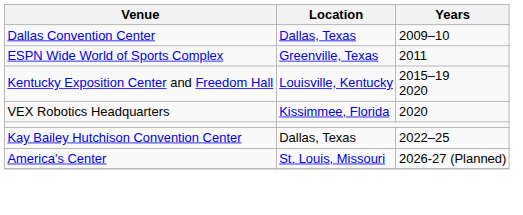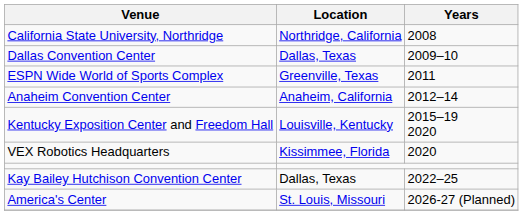+ row: (115, 35)
+ row: (89, 96)
